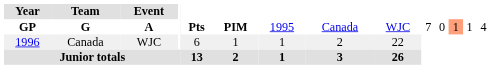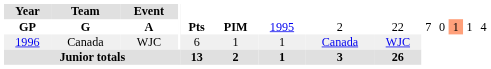(340, 26) Canada -> (340, 26) 2
(398, 26) WJC -> (398, 26) 22
(340, 42) 2 -> (340, 42) Canada
(398, 42) 22 -> (398, 42) WJC
